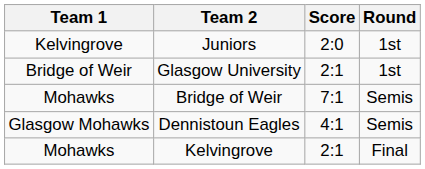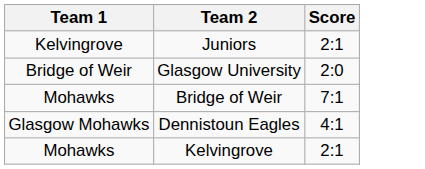- column: (390, 17)
(332, 44) 2:0 -> (332, 44) 2:1
(332, 71) 2:1 -> (332, 71) 2:0
